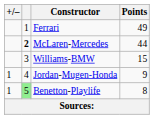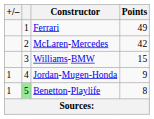(26, 43) bold -> (26, 43) normal
(142, 43) 44 -> (142, 43) 42
